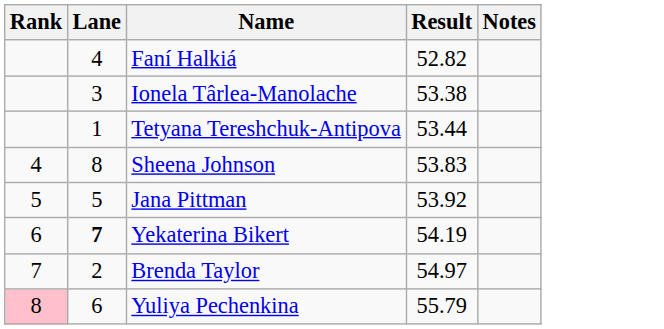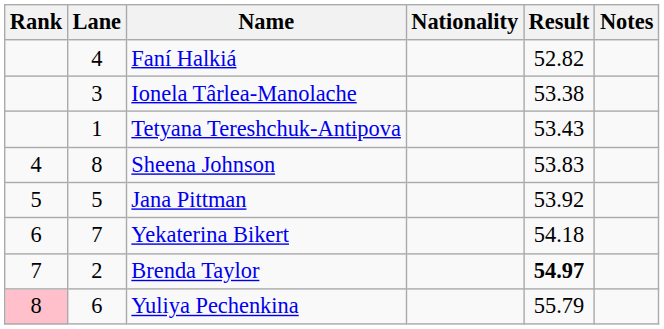+ column: (465, 22)
(442, 128) 53.44 -> (559, 128) 53.43
(97, 235) bold -> (97, 235) normal
(442, 235) 54.19 -> (559, 235) 54.18
(442, 270) normal -> (559, 270) bold
